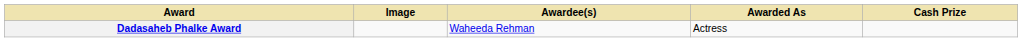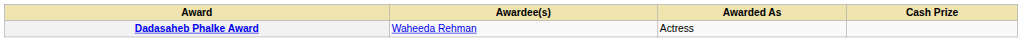- column: (400, 12)
